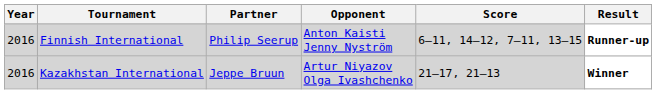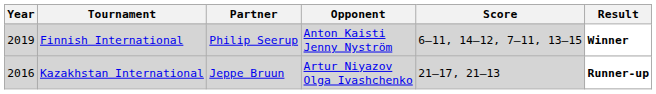(21, 40) 2016 -> (21, 40) 2019
(618, 40) Runner-up -> (608, 40) Winner
(608, 72) Winner -> (618, 72) Runner-up
